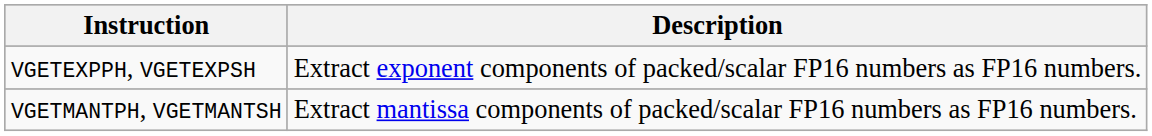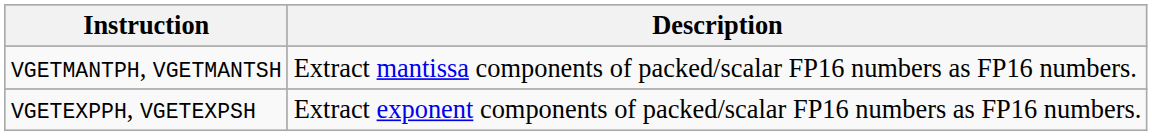rows swapped: (133, 68) <-> (146, 109)
